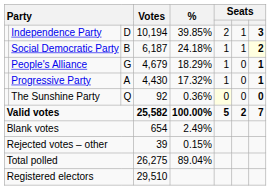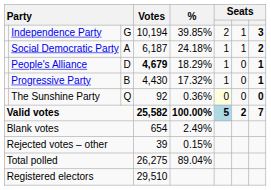(127, 33) D -> (127, 33) G
(127, 49) B -> (127, 49) A
(261, 49) lightyellow background -> (261, 49) no background
(127, 65) G -> (127, 65) D
(155, 65) normal -> (155, 65) bold
(127, 81) A -> (127, 81) B
(226, 113) no background -> (226, 113) lightblue background
